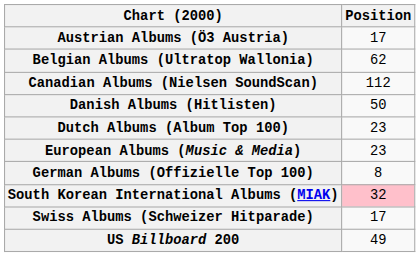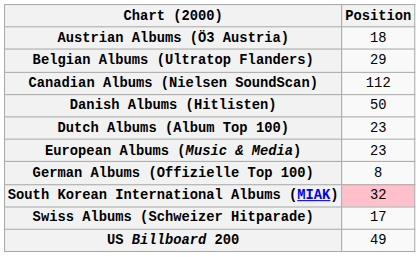(378, 38) 17 -> (378, 38) 18
+ row: (173, 61)
- row: (173, 61)
